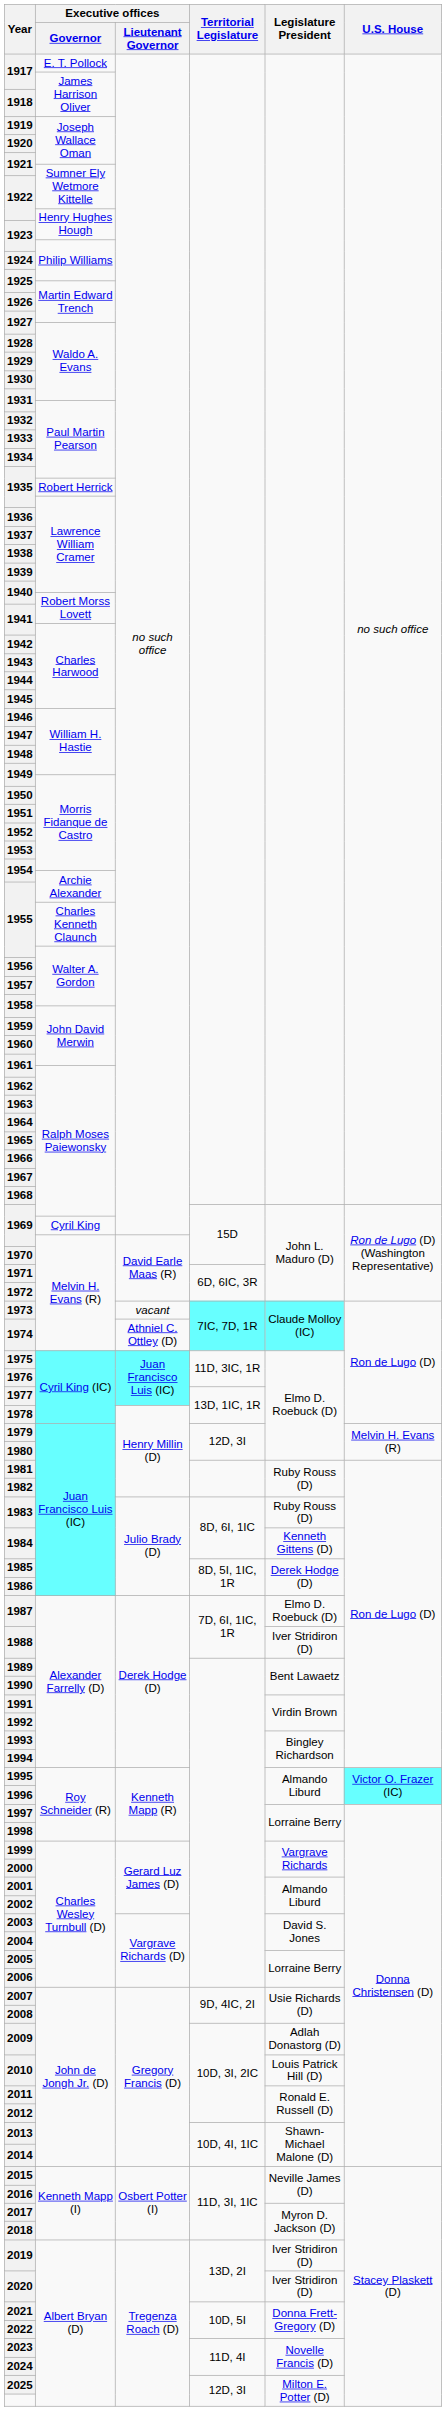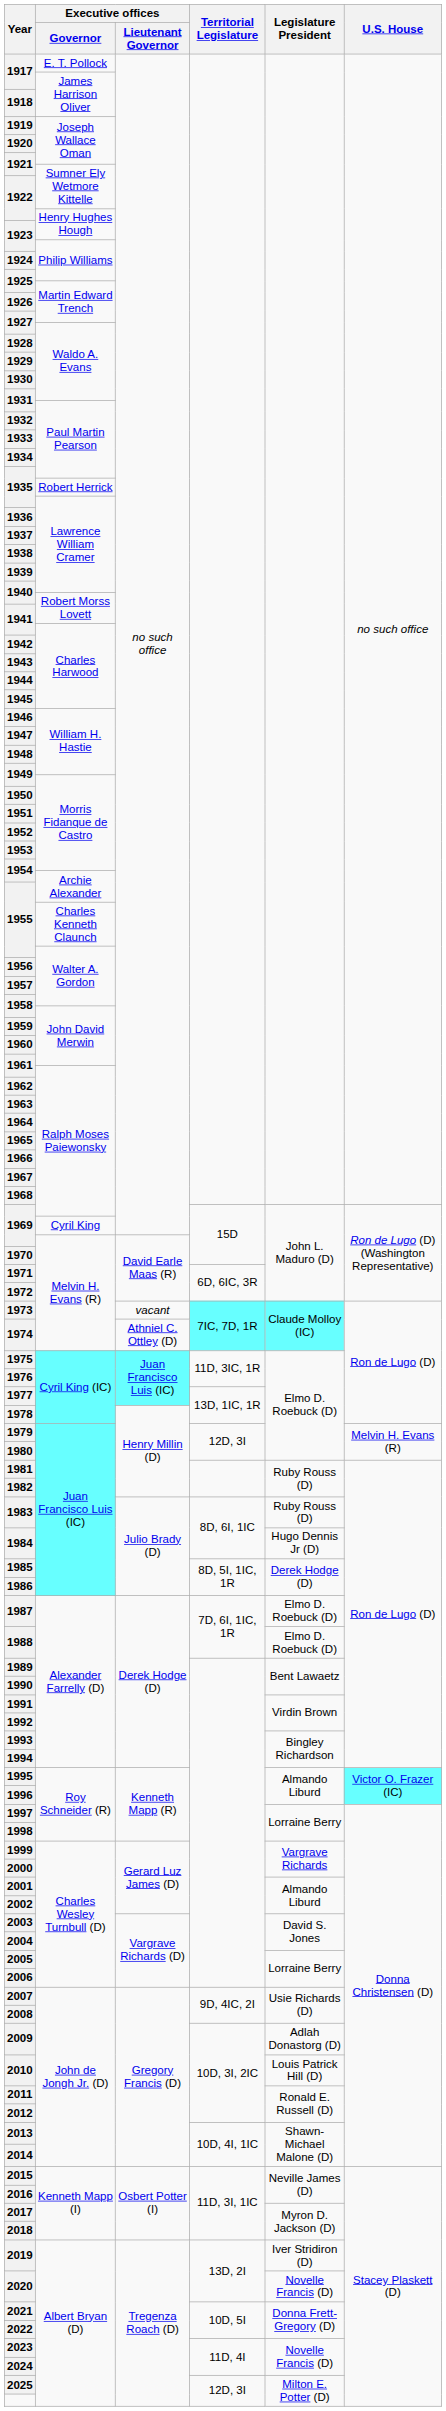(305, 1543) Kenneth Gittens (D) -> (305, 1543) Hugo Dennis Jr (D)
(305, 1642) Iver Stridiron (D) -> (305, 1642) Elmo D. Roebuck (D)
(305, 2286) Iver Stridiron (D) -> (305, 2286) Novelle Francis (D)
